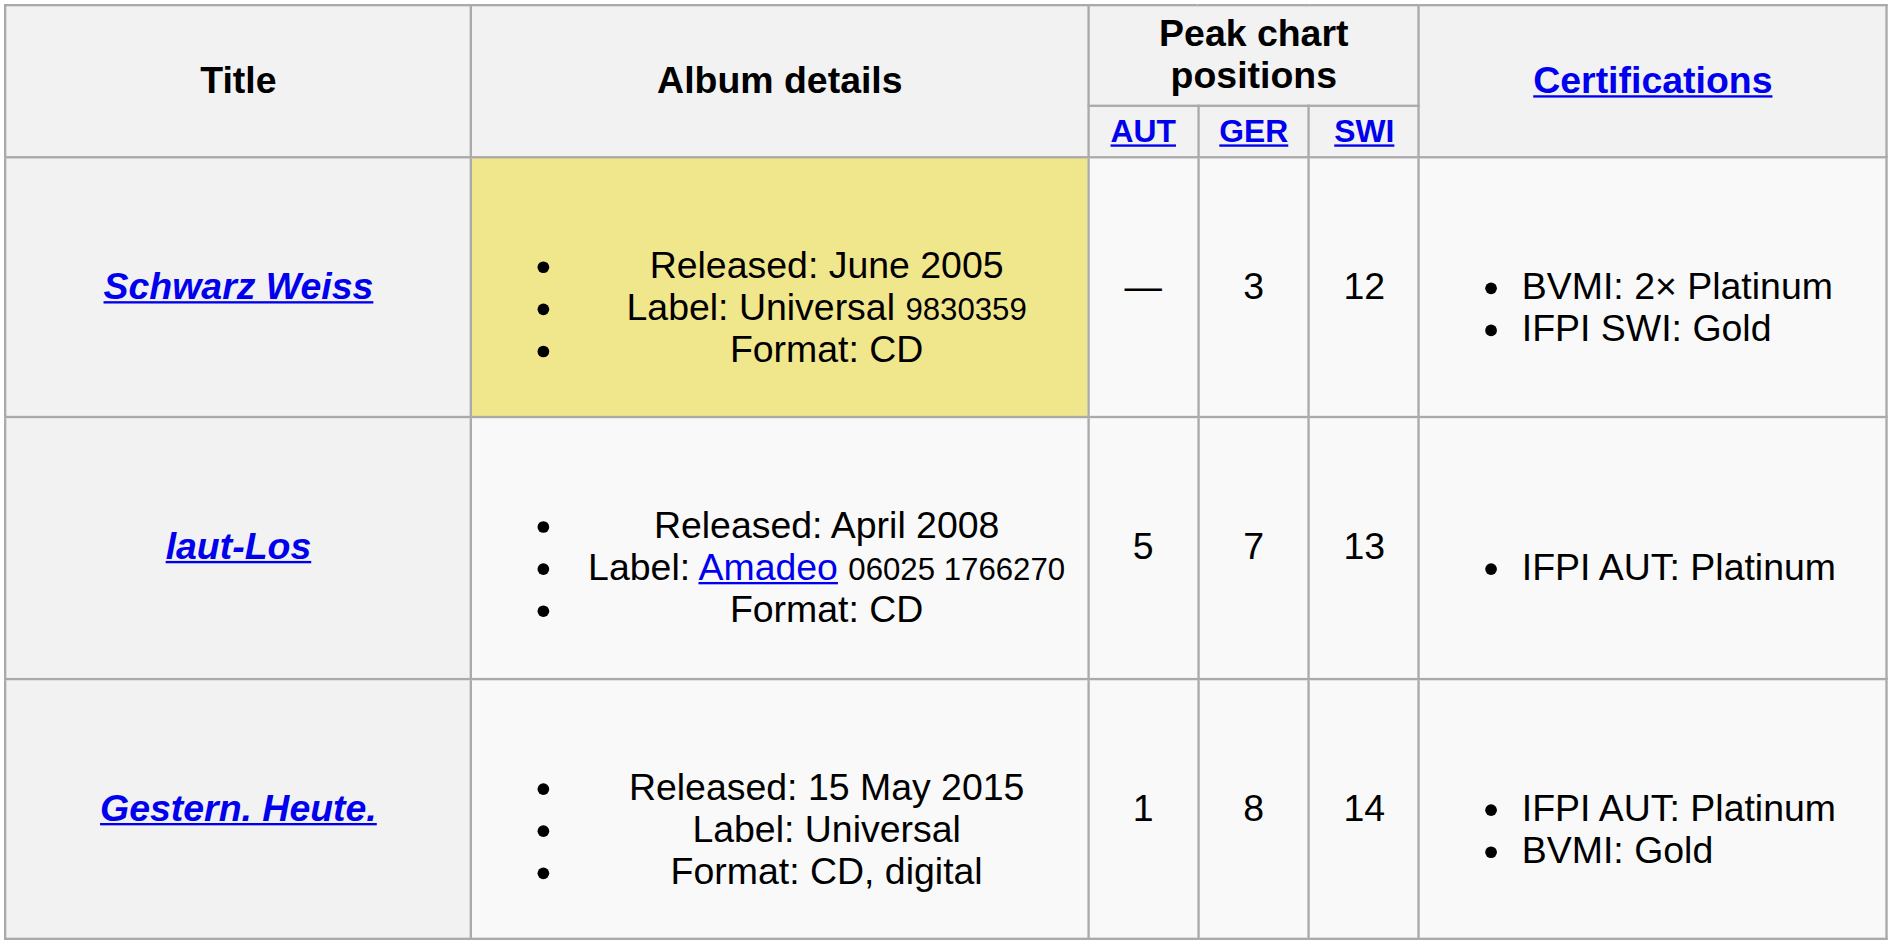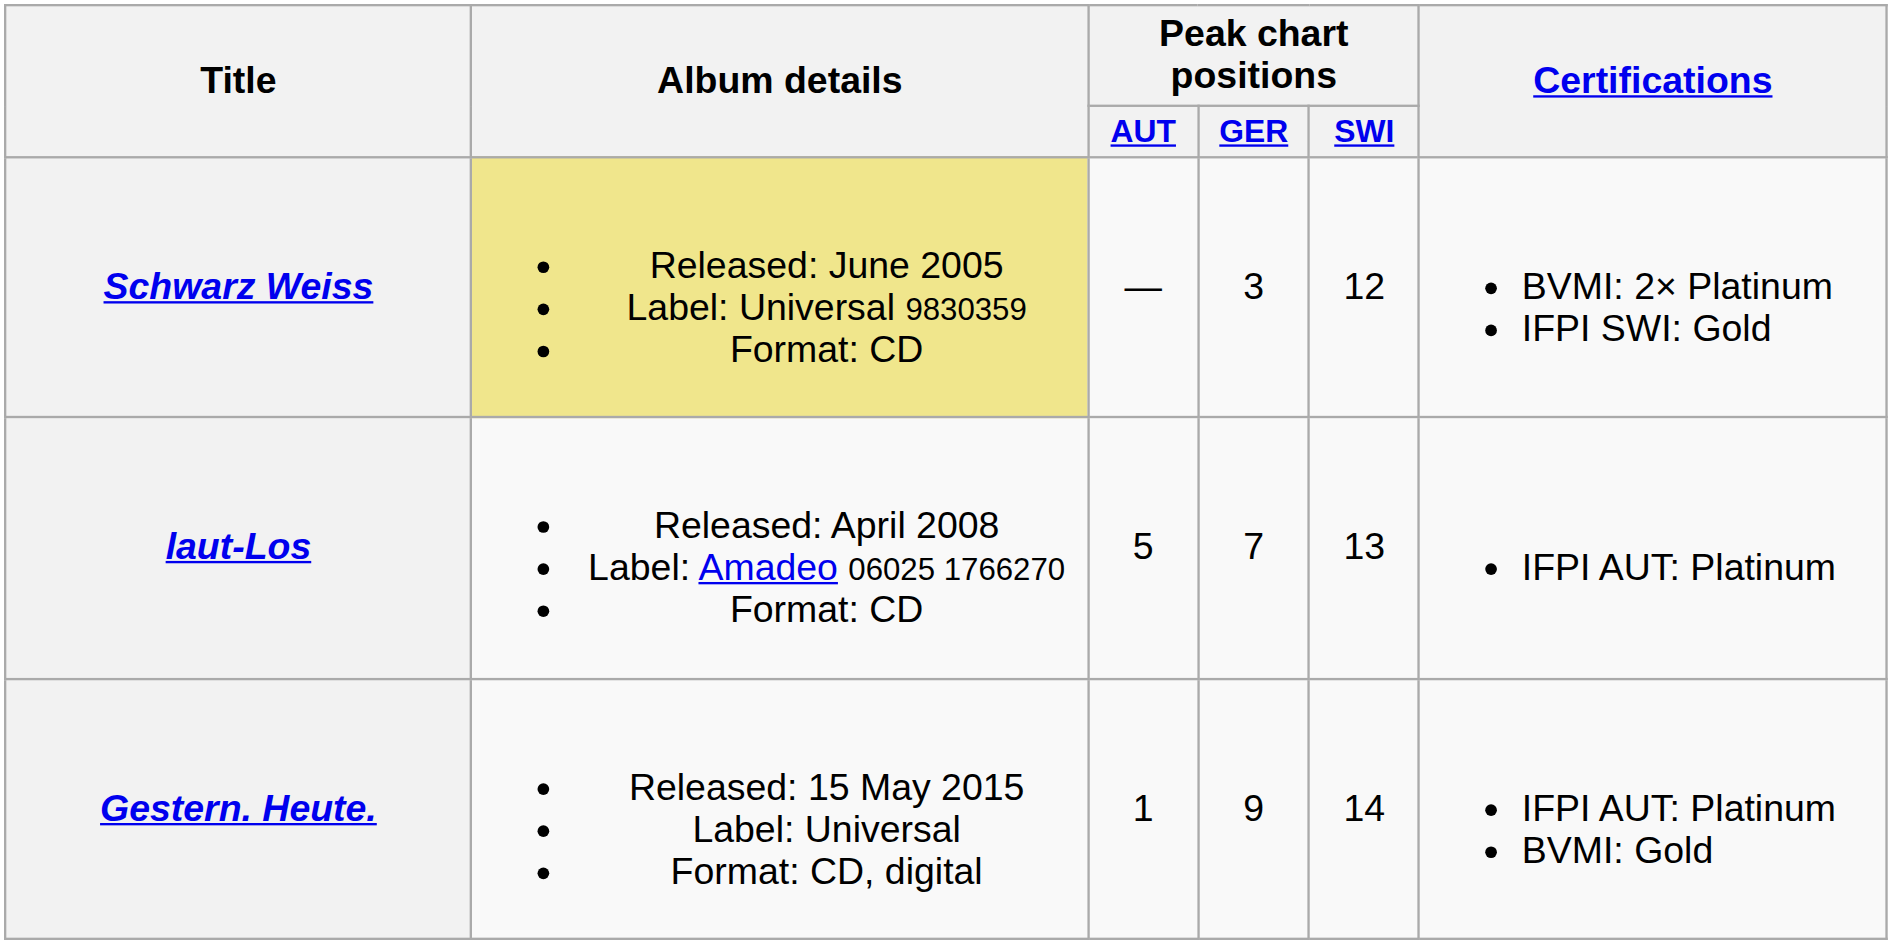(1254, 807) 8 -> (1254, 807) 9
